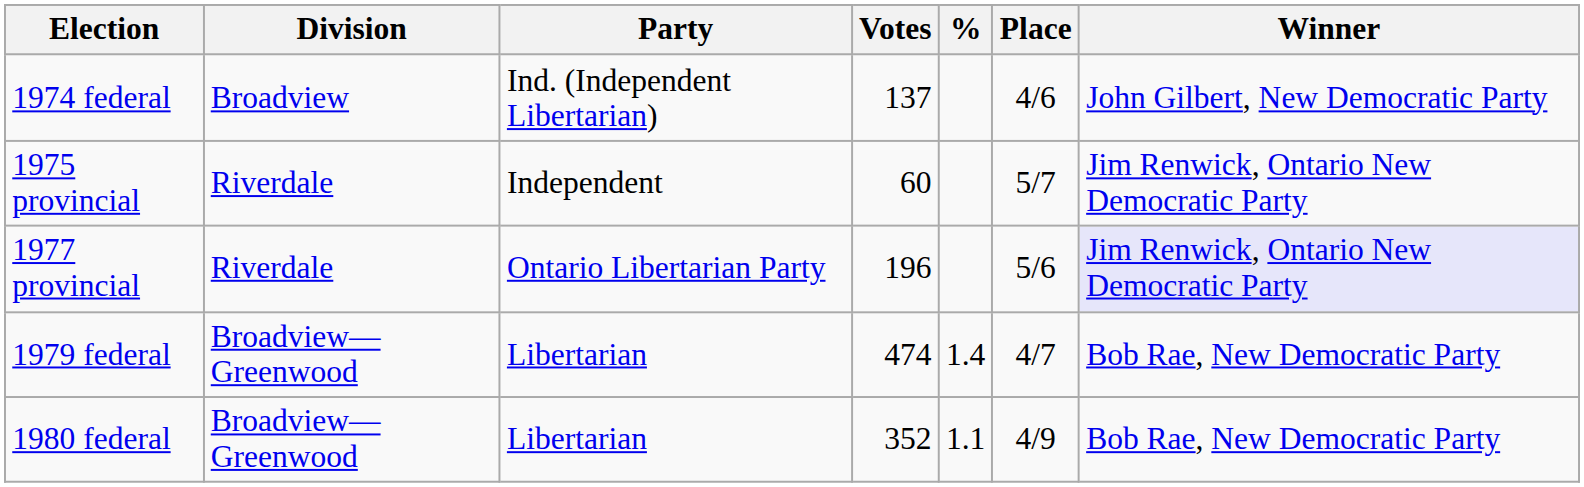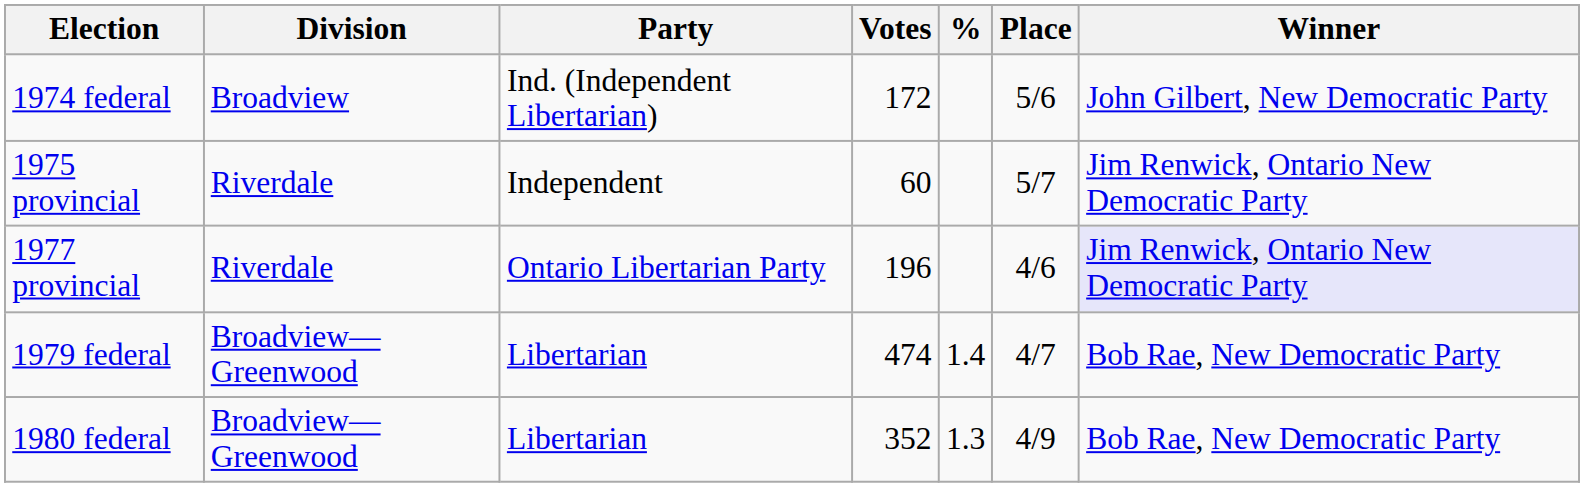(908, 97) 137 -> (908, 97) 172
(1036, 97) 4/6 -> (1036, 97) 5/6
(1036, 268) 5/6 -> (1036, 268) 4/6
(966, 439) 1.1 -> (966, 439) 1.3
